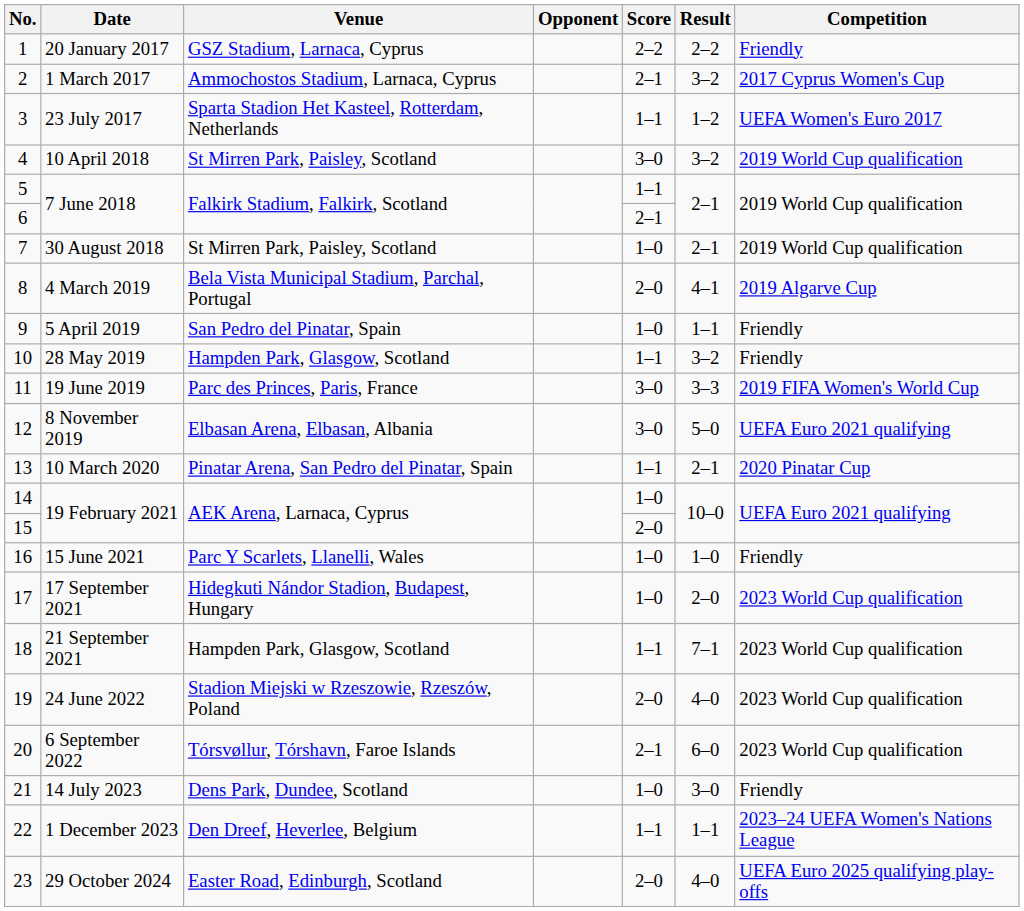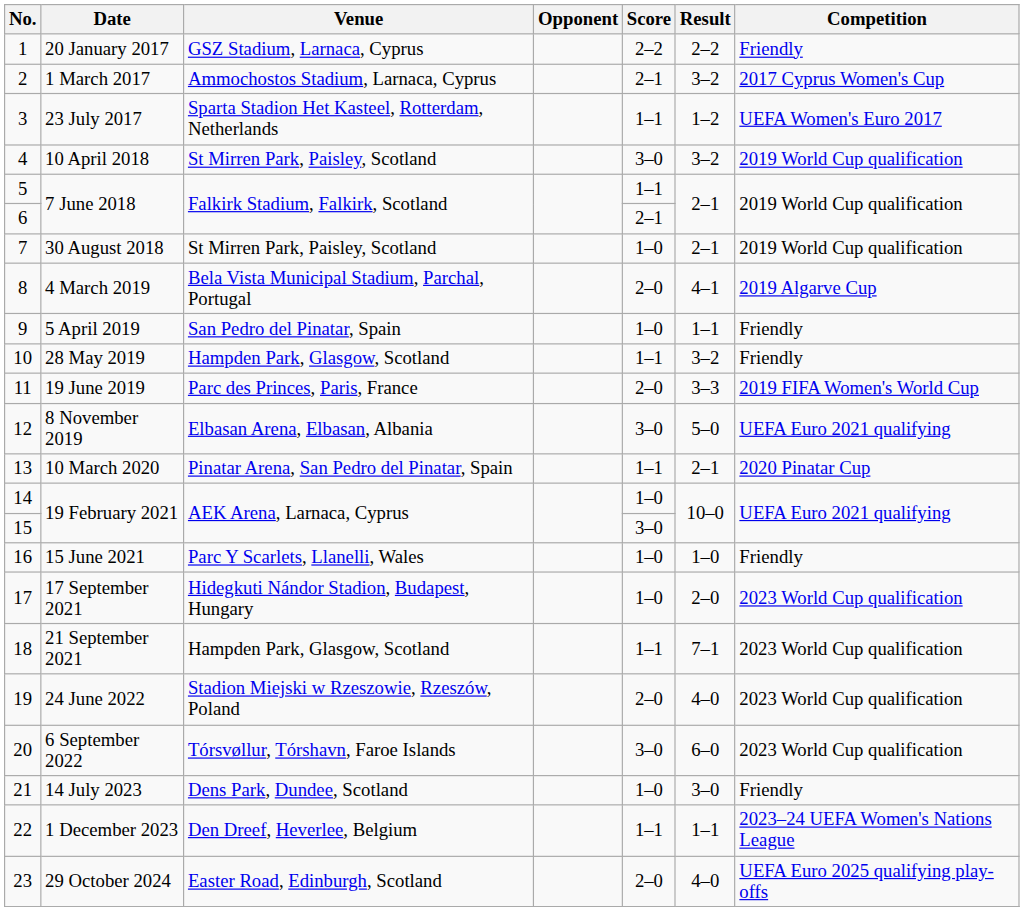(649, 388) 3–0 -> (649, 388) 2–0
(649, 527) 2–0 -> (649, 527) 3–0
(649, 750) 2–1 -> (649, 750) 3–0
